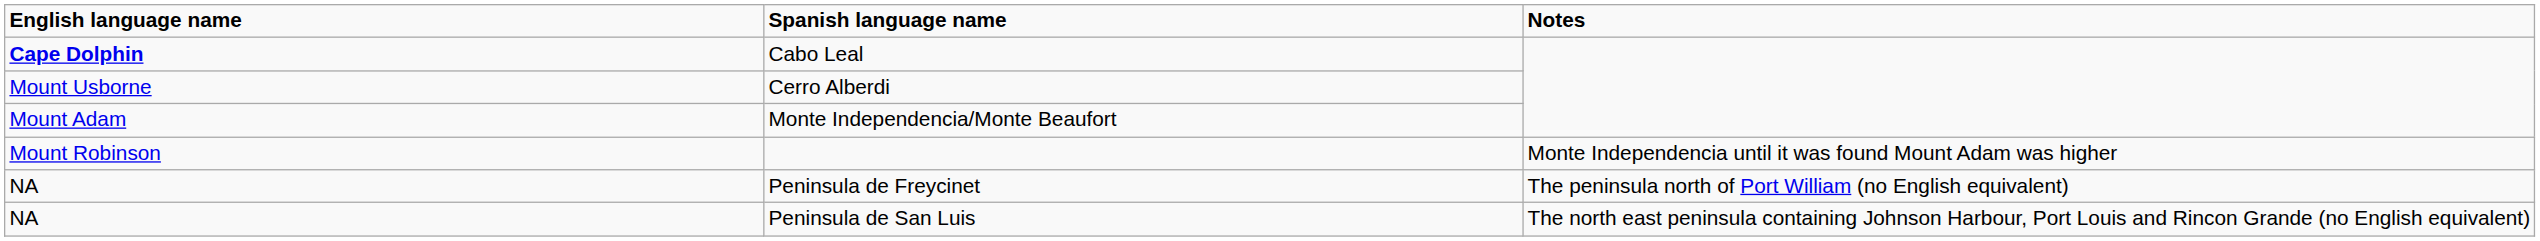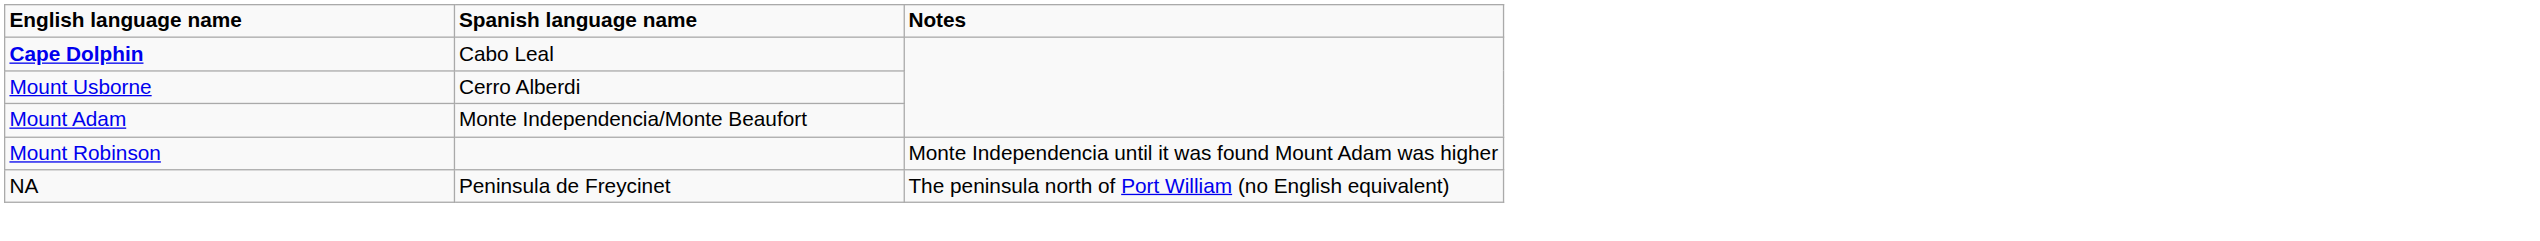- row: (872, 218)
